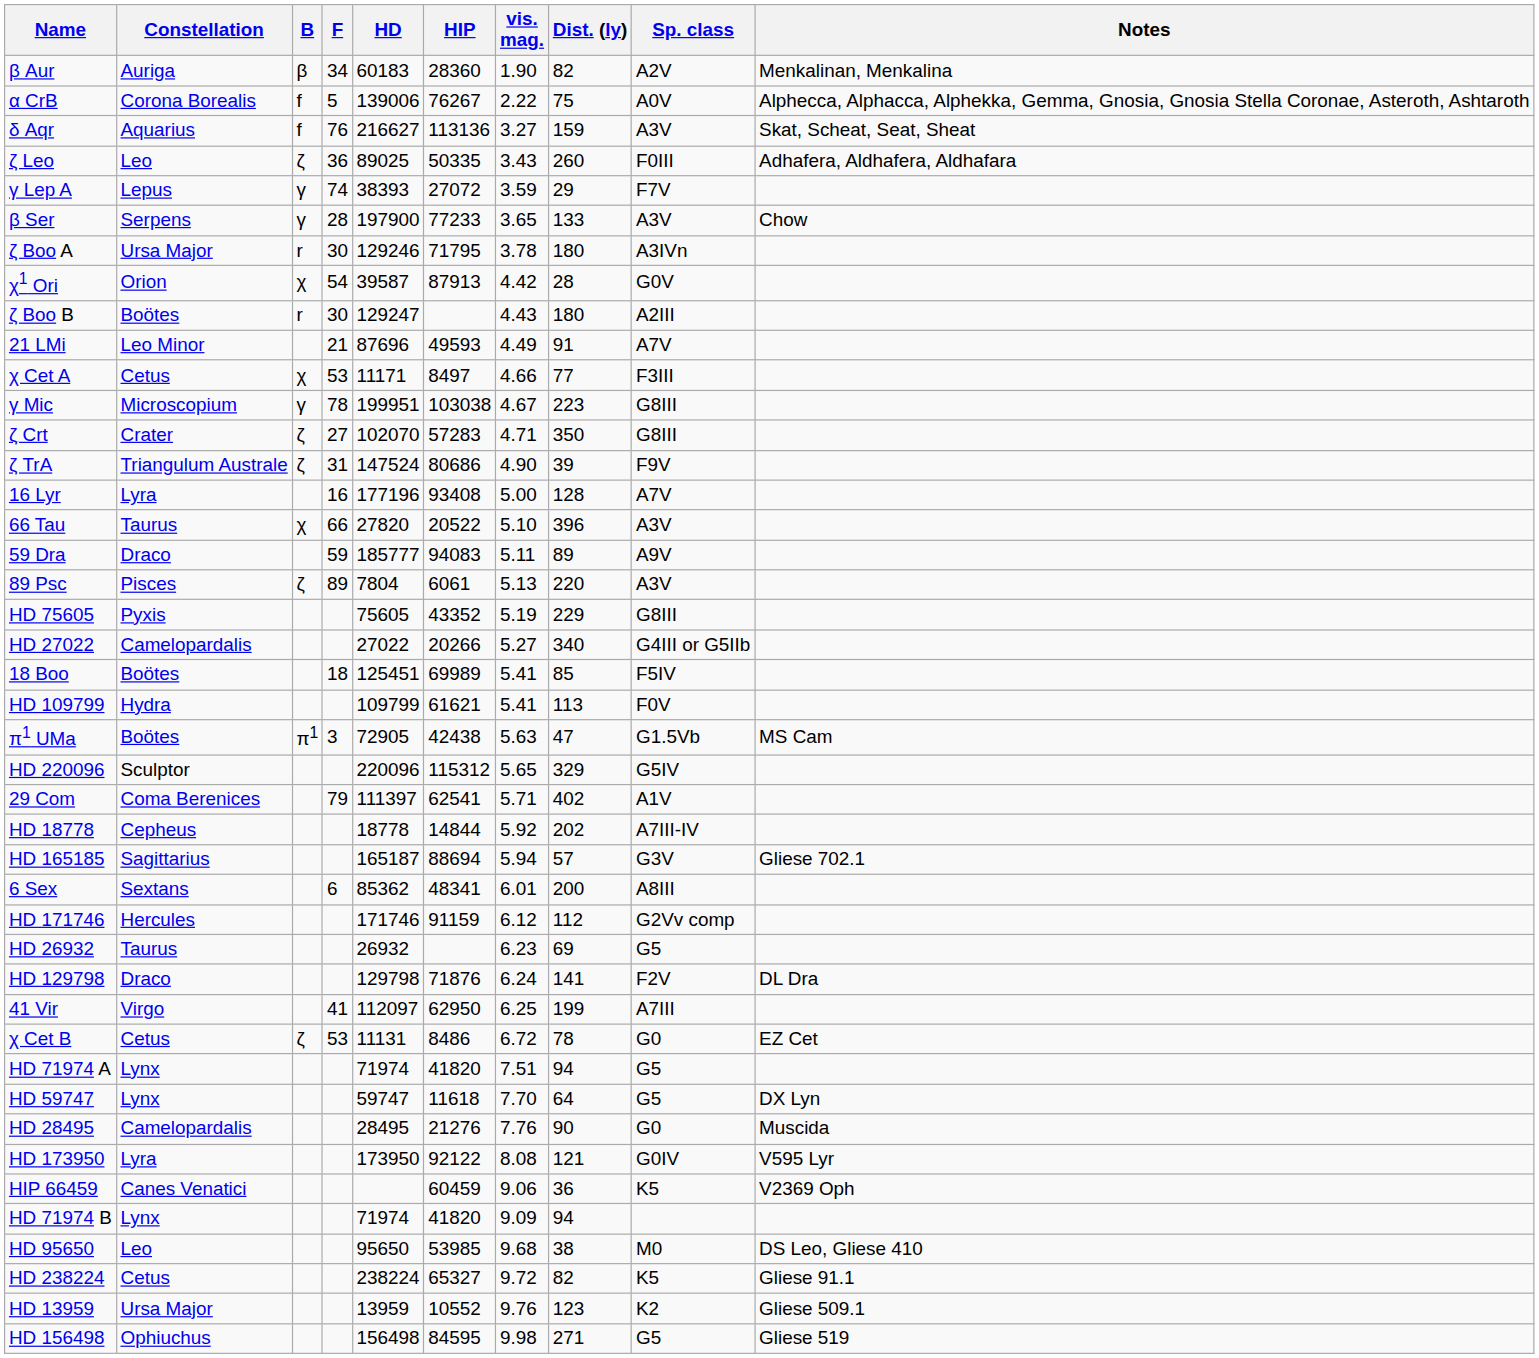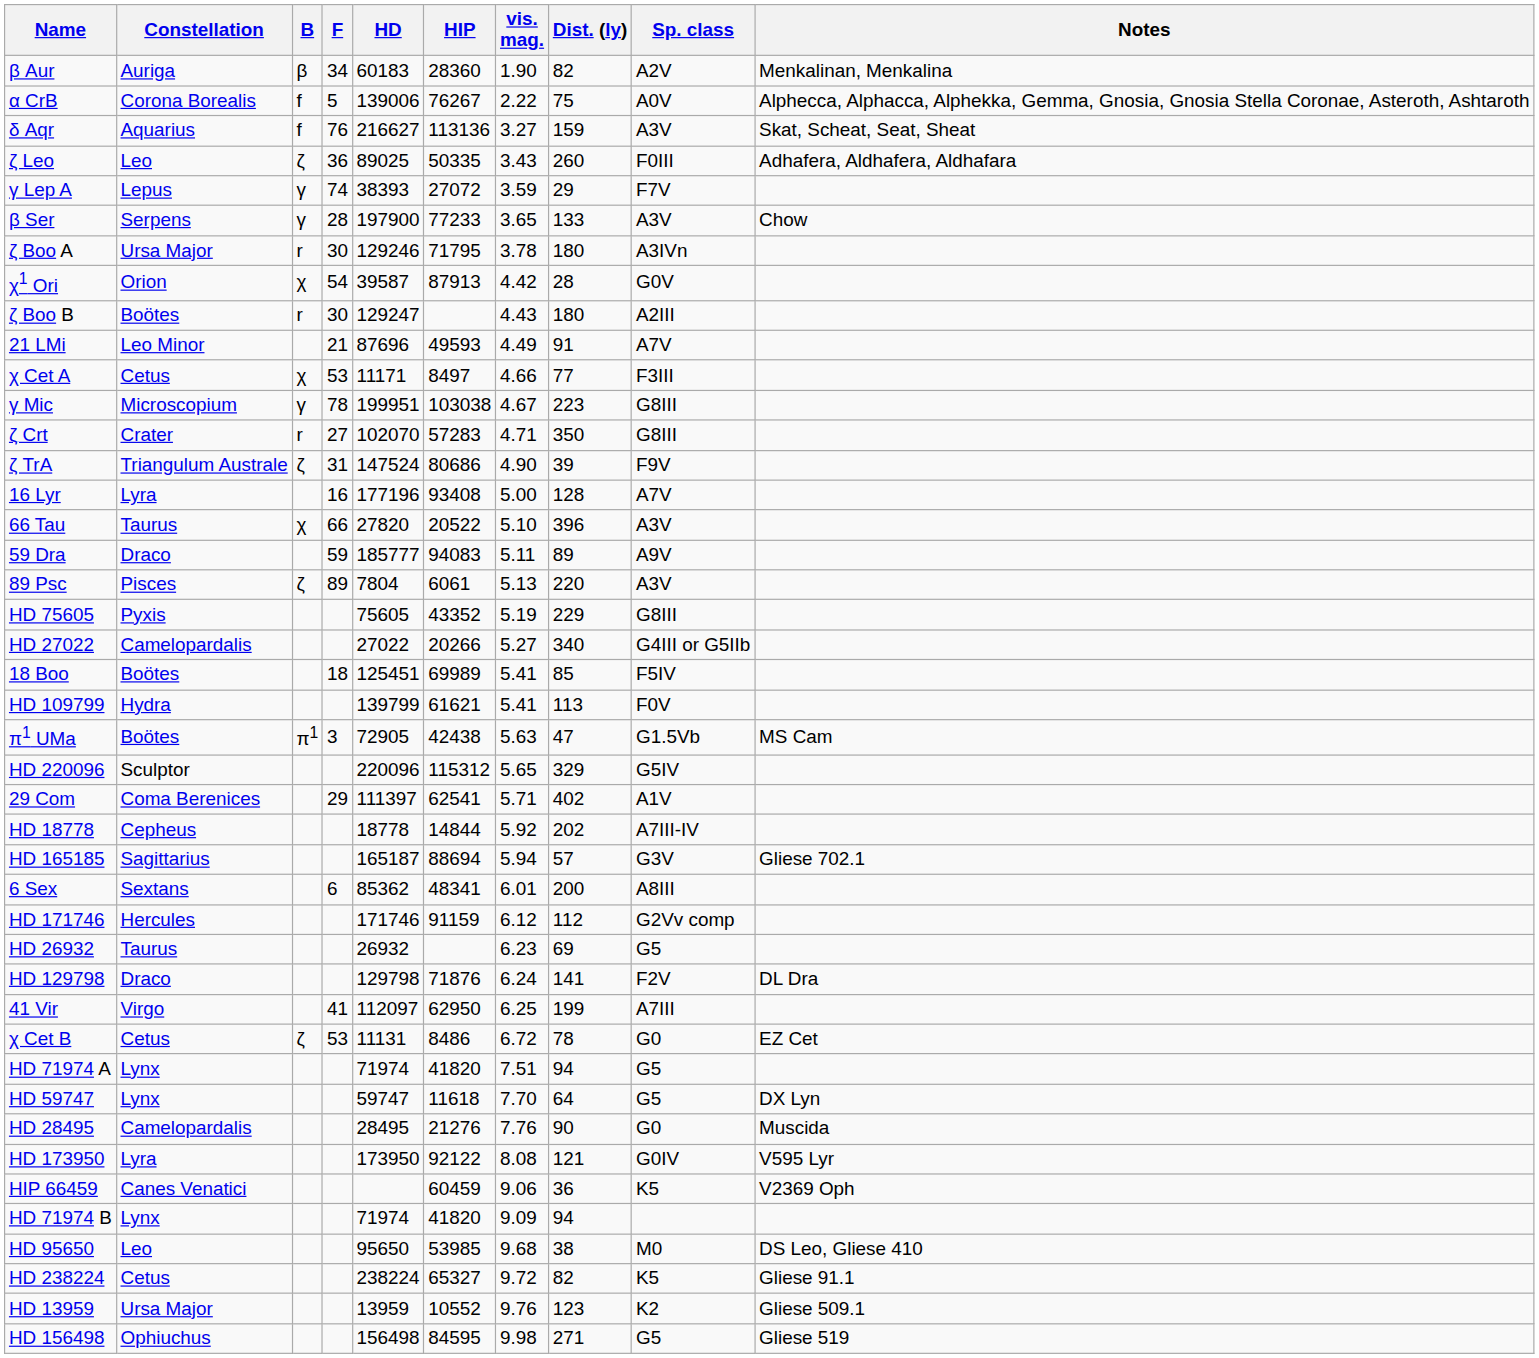(301, 435) ζ -> (300, 435) r
(388, 704) 109799 -> (388, 704) 139799
(337, 799) 79 -> (337, 799) 29
